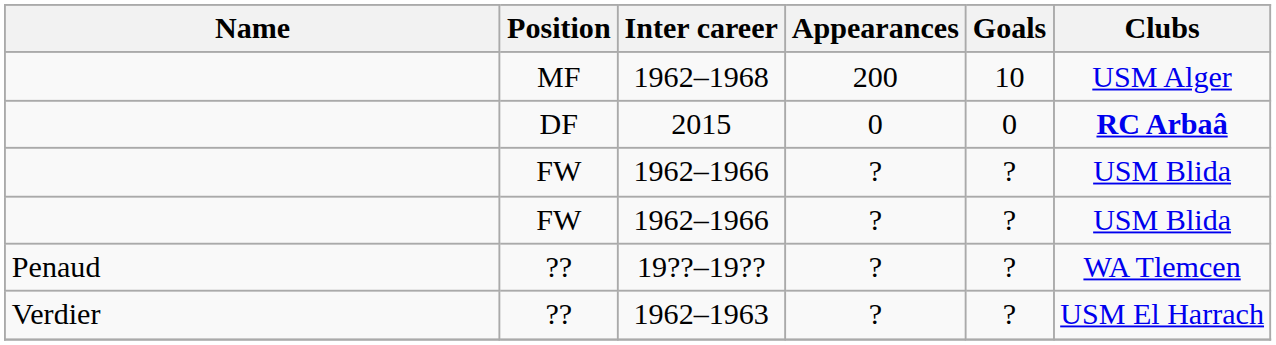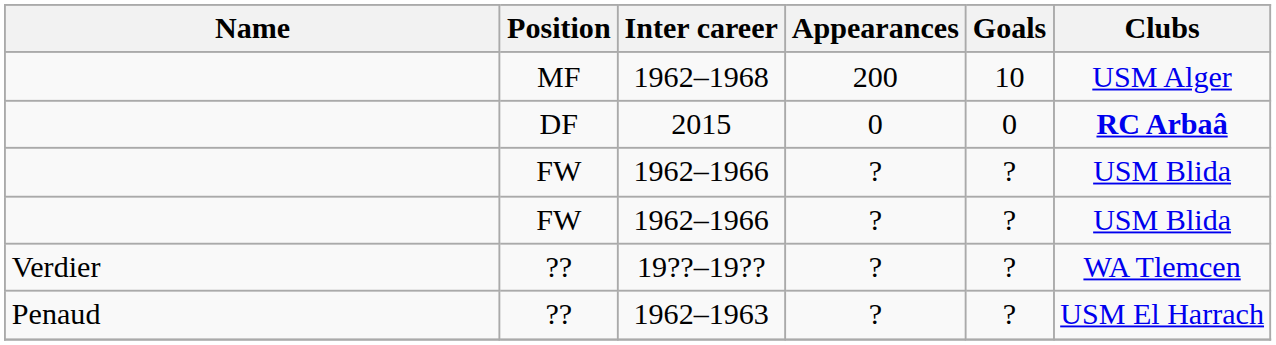(56, 266) Penaud -> (56, 266) Verdier
(56, 314) Verdier -> (56, 314) Penaud
